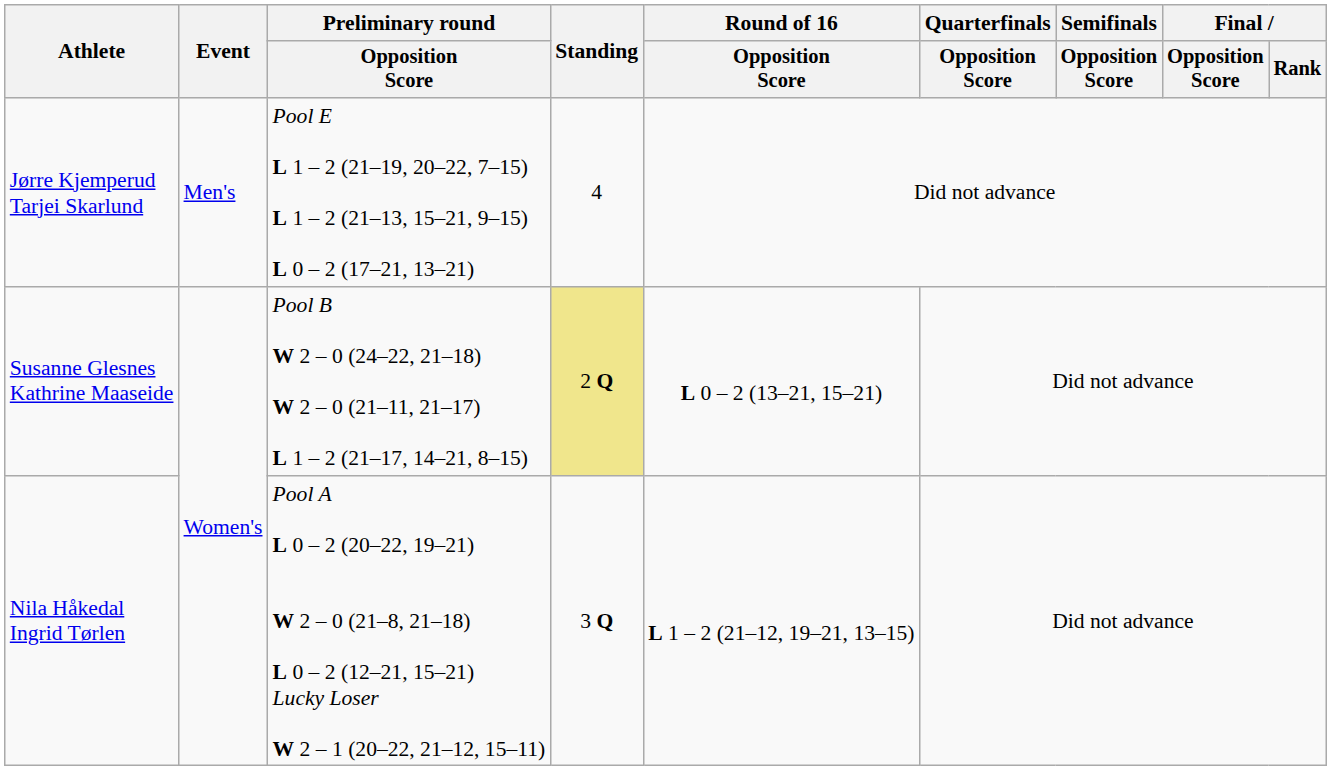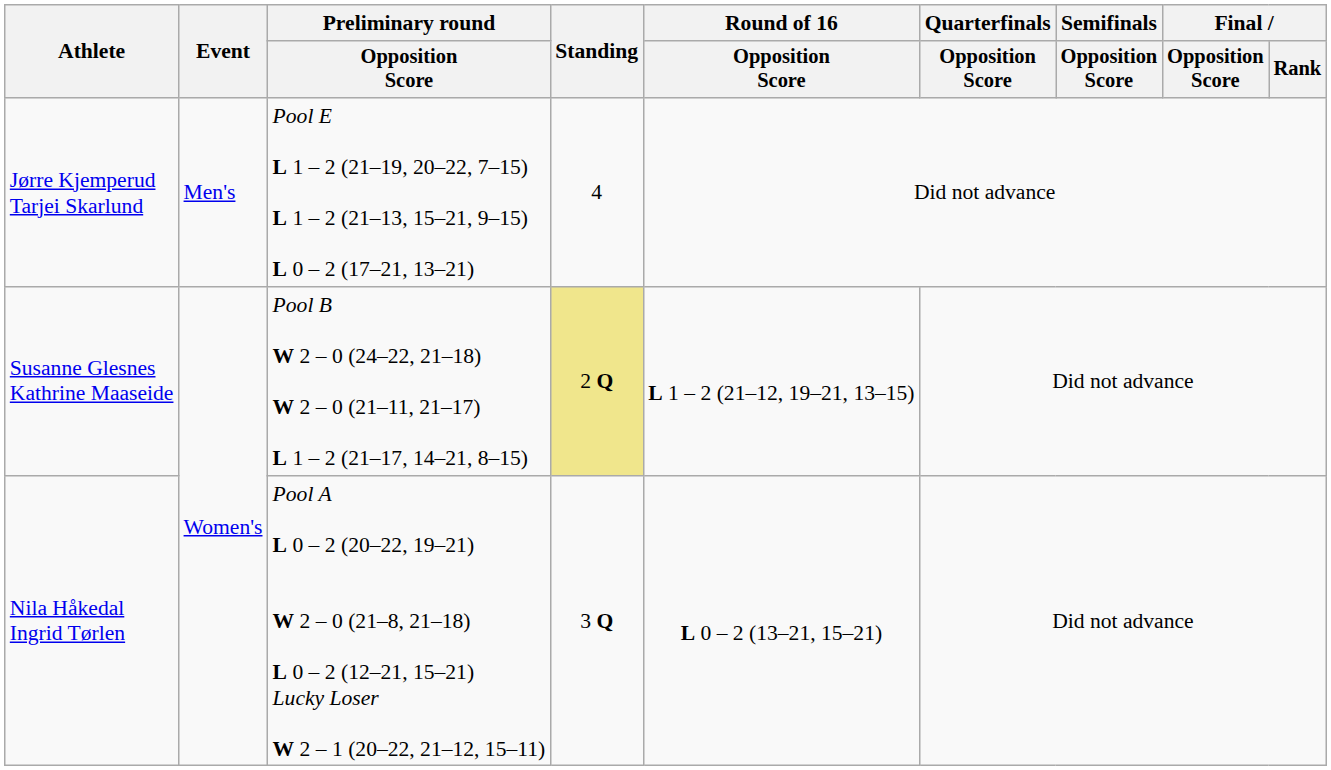(781, 393) L 0 – 2 (13–21, 15–21) -> (781, 393) L 1 – 2 (21–12, 19–21, 13–15)
(781, 633) L 1 – 2 (21–12, 19–21, 13–15) -> (781, 633) L 0 – 2 (13–21, 15–21)
